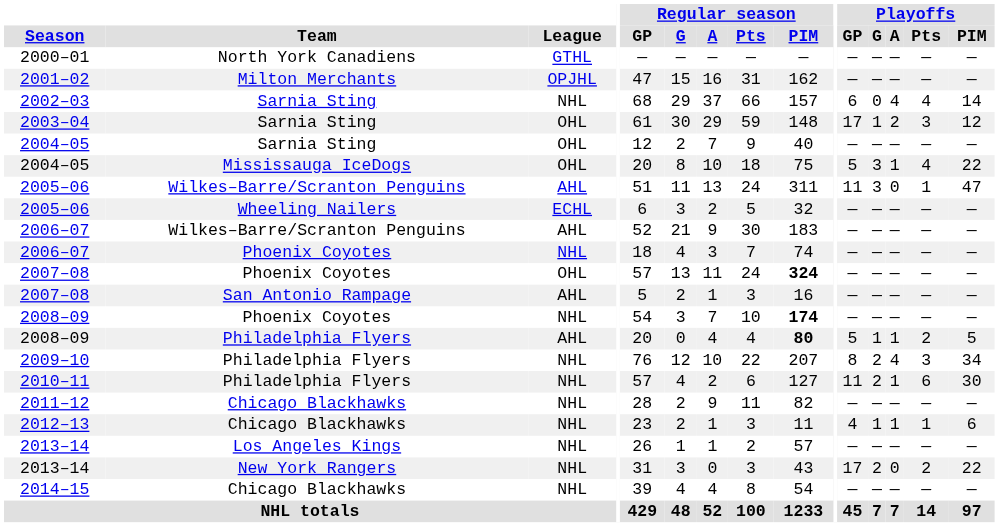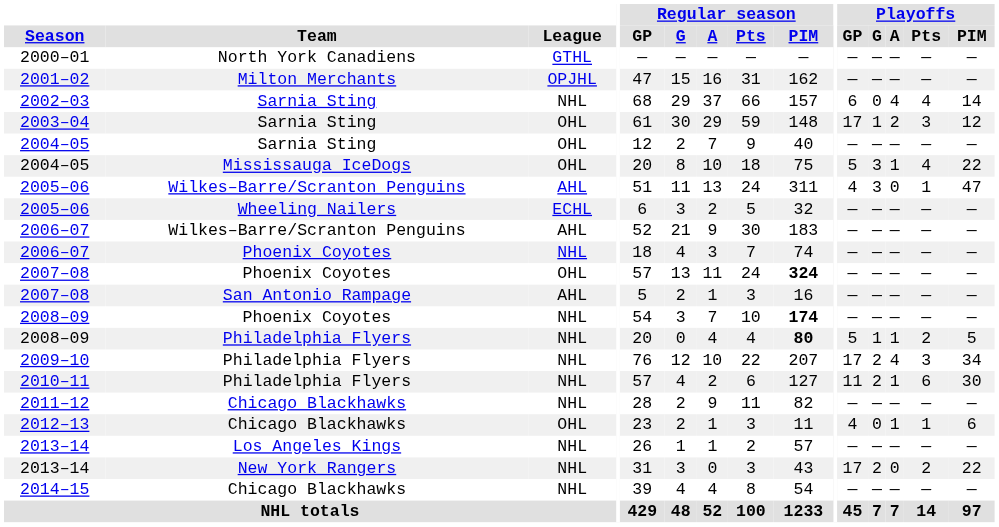(852, 188) 11 -> (852, 188) 4
(572, 339) AHL -> (572, 339) NHL
(852, 360) 8 -> (852, 360) 17
(572, 425) NHL -> (572, 425) OHL
(877, 425) 1 -> (877, 425) 0
